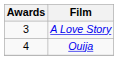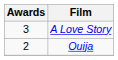(26, 47) 4 -> (26, 47) 2
